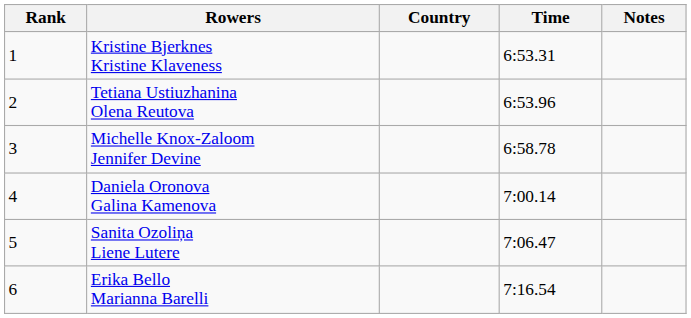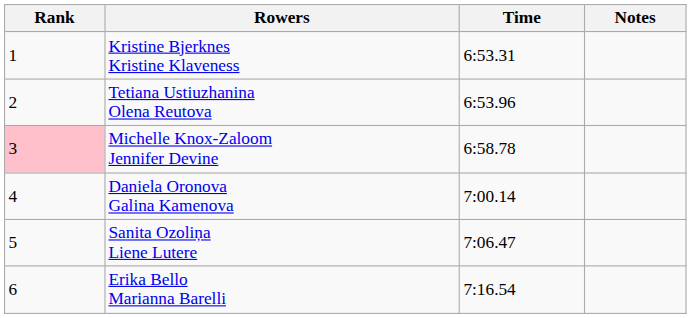- column: (439, 18)
(13, 149) no background -> (13, 149) pink background
